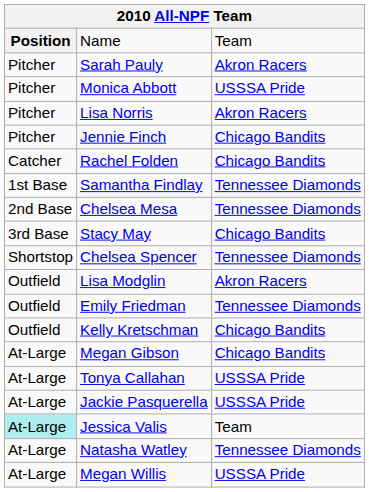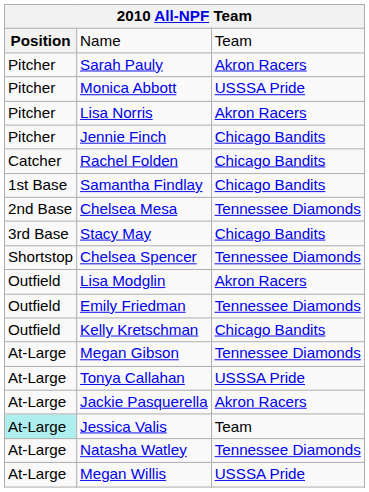(288, 185) Tennessee Diamonds -> (270, 185) Chicago Bandits
(270, 354) Chicago Bandits -> (288, 354) Tennessee Diamonds
(260, 402) USSSA Pride -> (261, 402) Akron Racers
